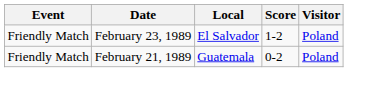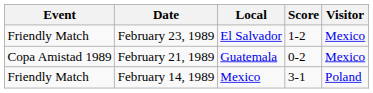(320, 35) Poland -> (345, 35) Mexico
(48, 56) Friendly Match -> (60, 56) Copa Amistad 1989
(320, 56) Poland -> (345, 56) Mexico
+ row: (166, 77)
